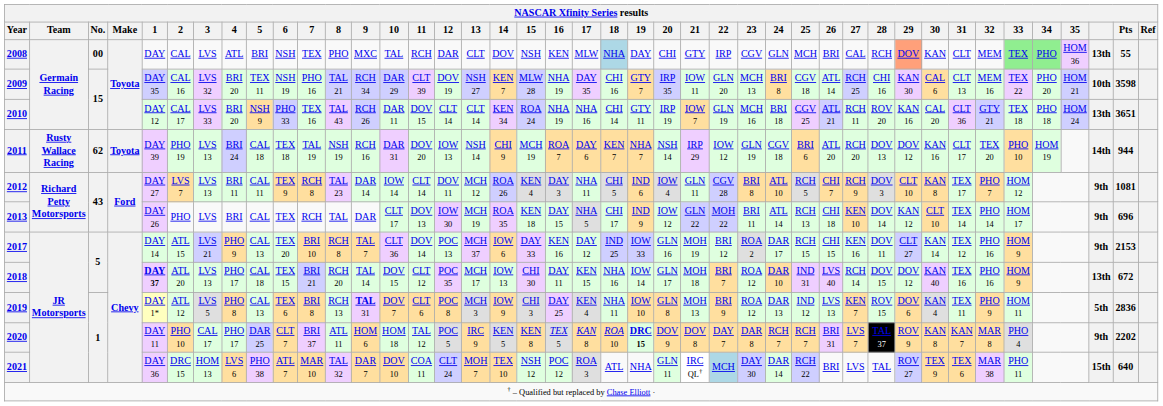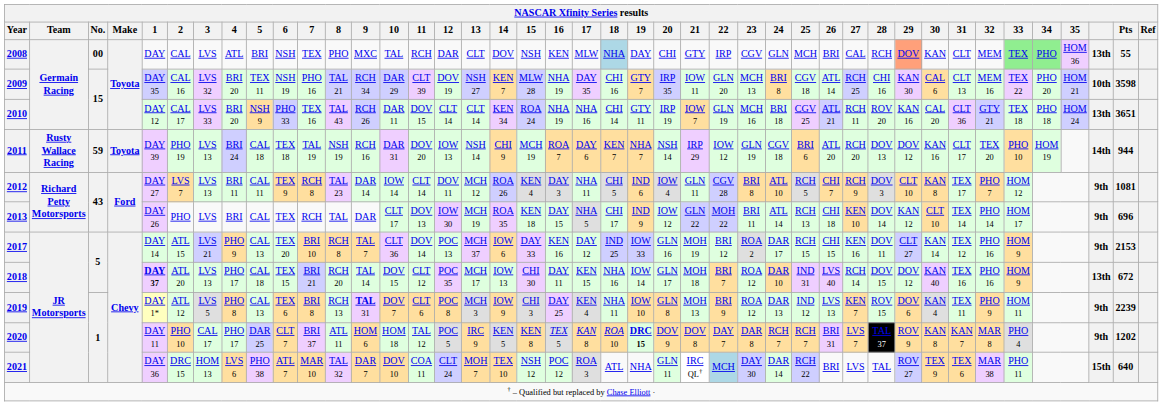(98, 150) 62 -> (98, 150) 59
(1101, 307) 5th -> (1101, 307) 9th
(1126, 307) 2836 -> (1126, 307) 2239
(1126, 337) 2202 -> (1126, 337) 1202
